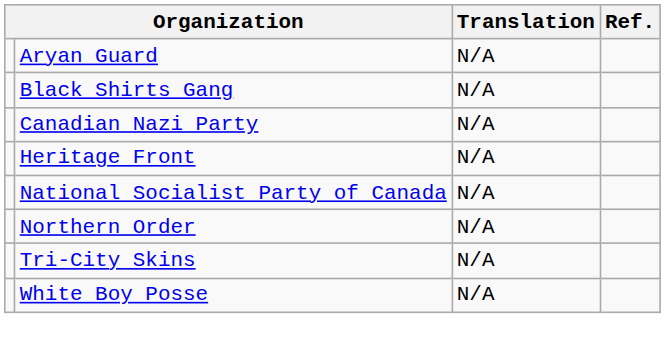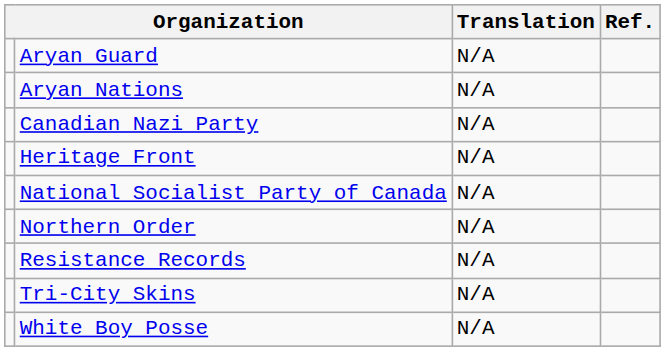+ row: (101, 90)
- row: (127, 90)
+ row: (133, 261)
